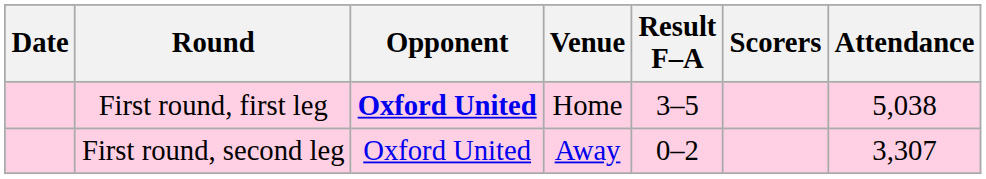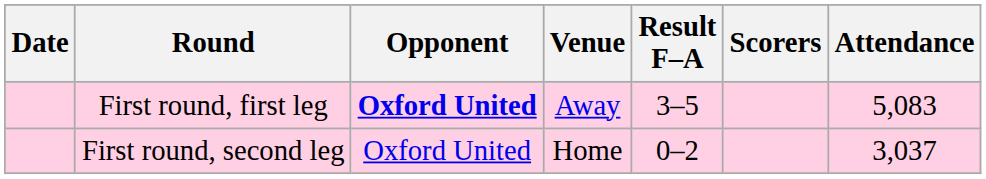(588, 104) Home -> (588, 104) Away
(905, 104) 5,038 -> (905, 104) 5,083
(588, 150) Away -> (588, 150) Home
(905, 150) 3,307 -> (905, 150) 3,037
